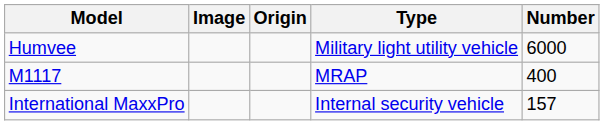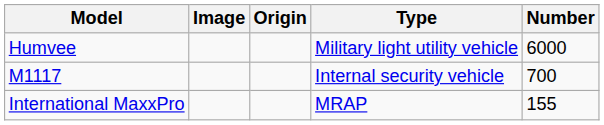(341, 76) MRAP -> (410, 76) Internal security vehicle
(541, 76) 400 -> (541, 76) 700
(410, 104) Internal security vehicle -> (341, 104) MRAP
(541, 104) 157 -> (541, 104) 155
